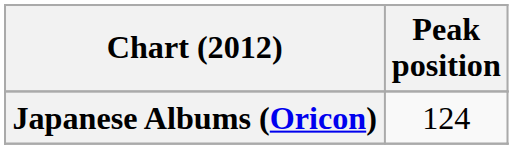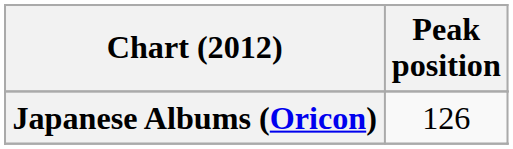(446, 117) 124 -> (446, 117) 126
